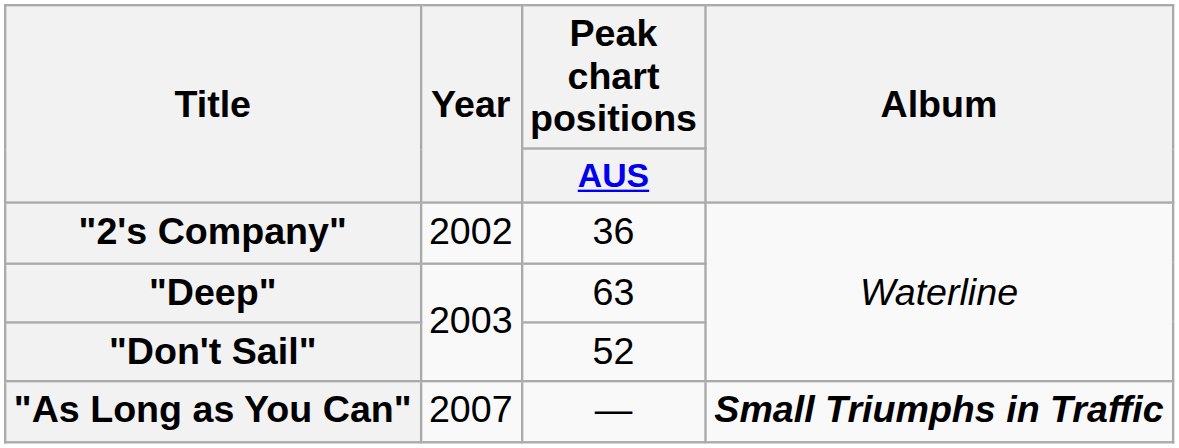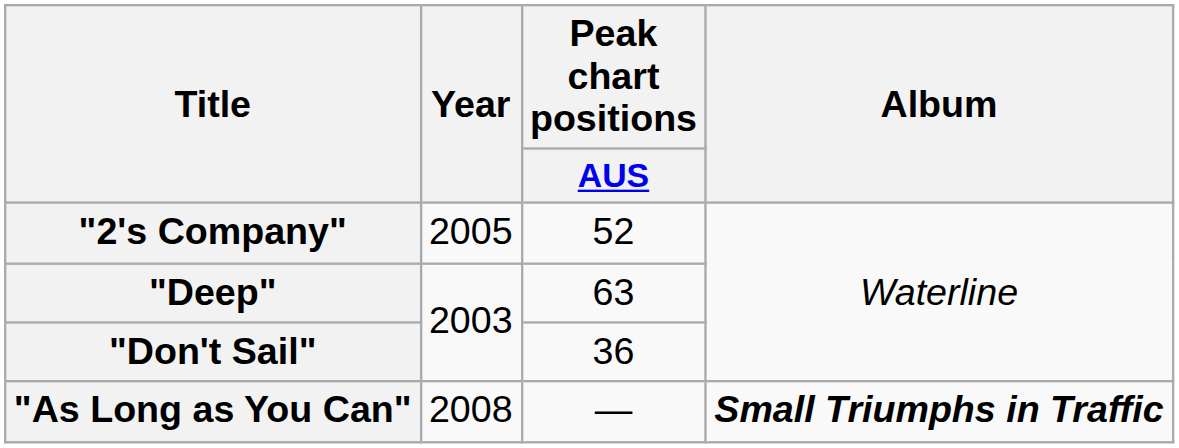(471, 232) 2002 -> (471, 232) 2005
(613, 232) 36 -> (613, 232) 52
(613, 351) 52 -> (613, 351) 36
(471, 410) 2007 -> (471, 410) 2008
